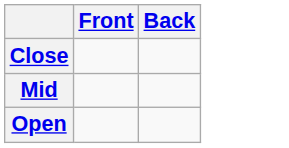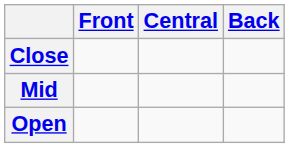+ column: (181, 21)
